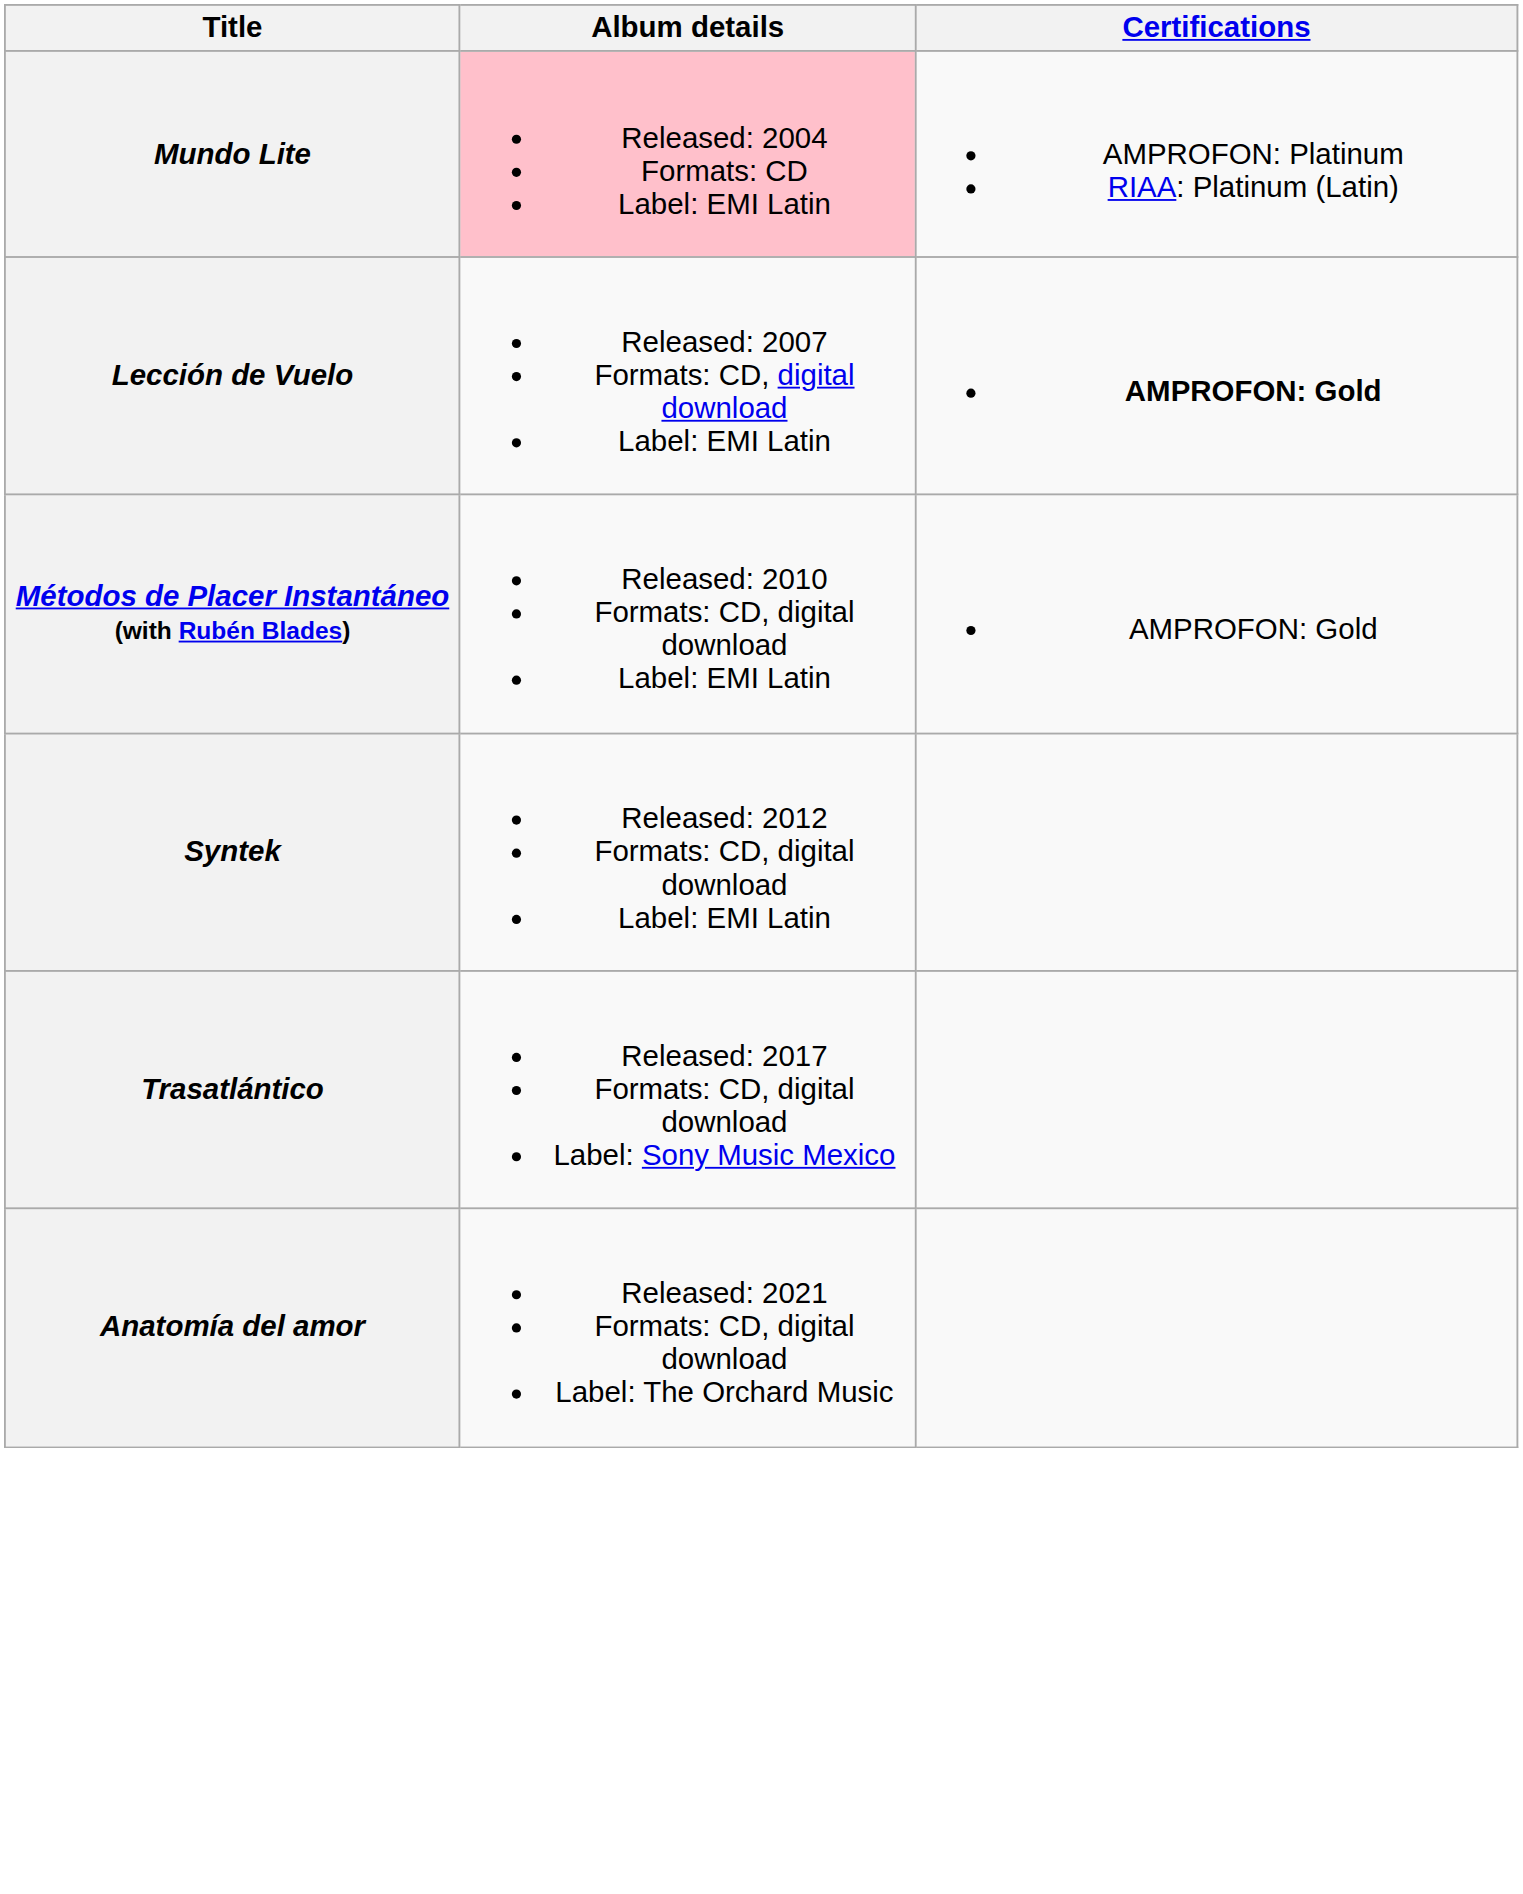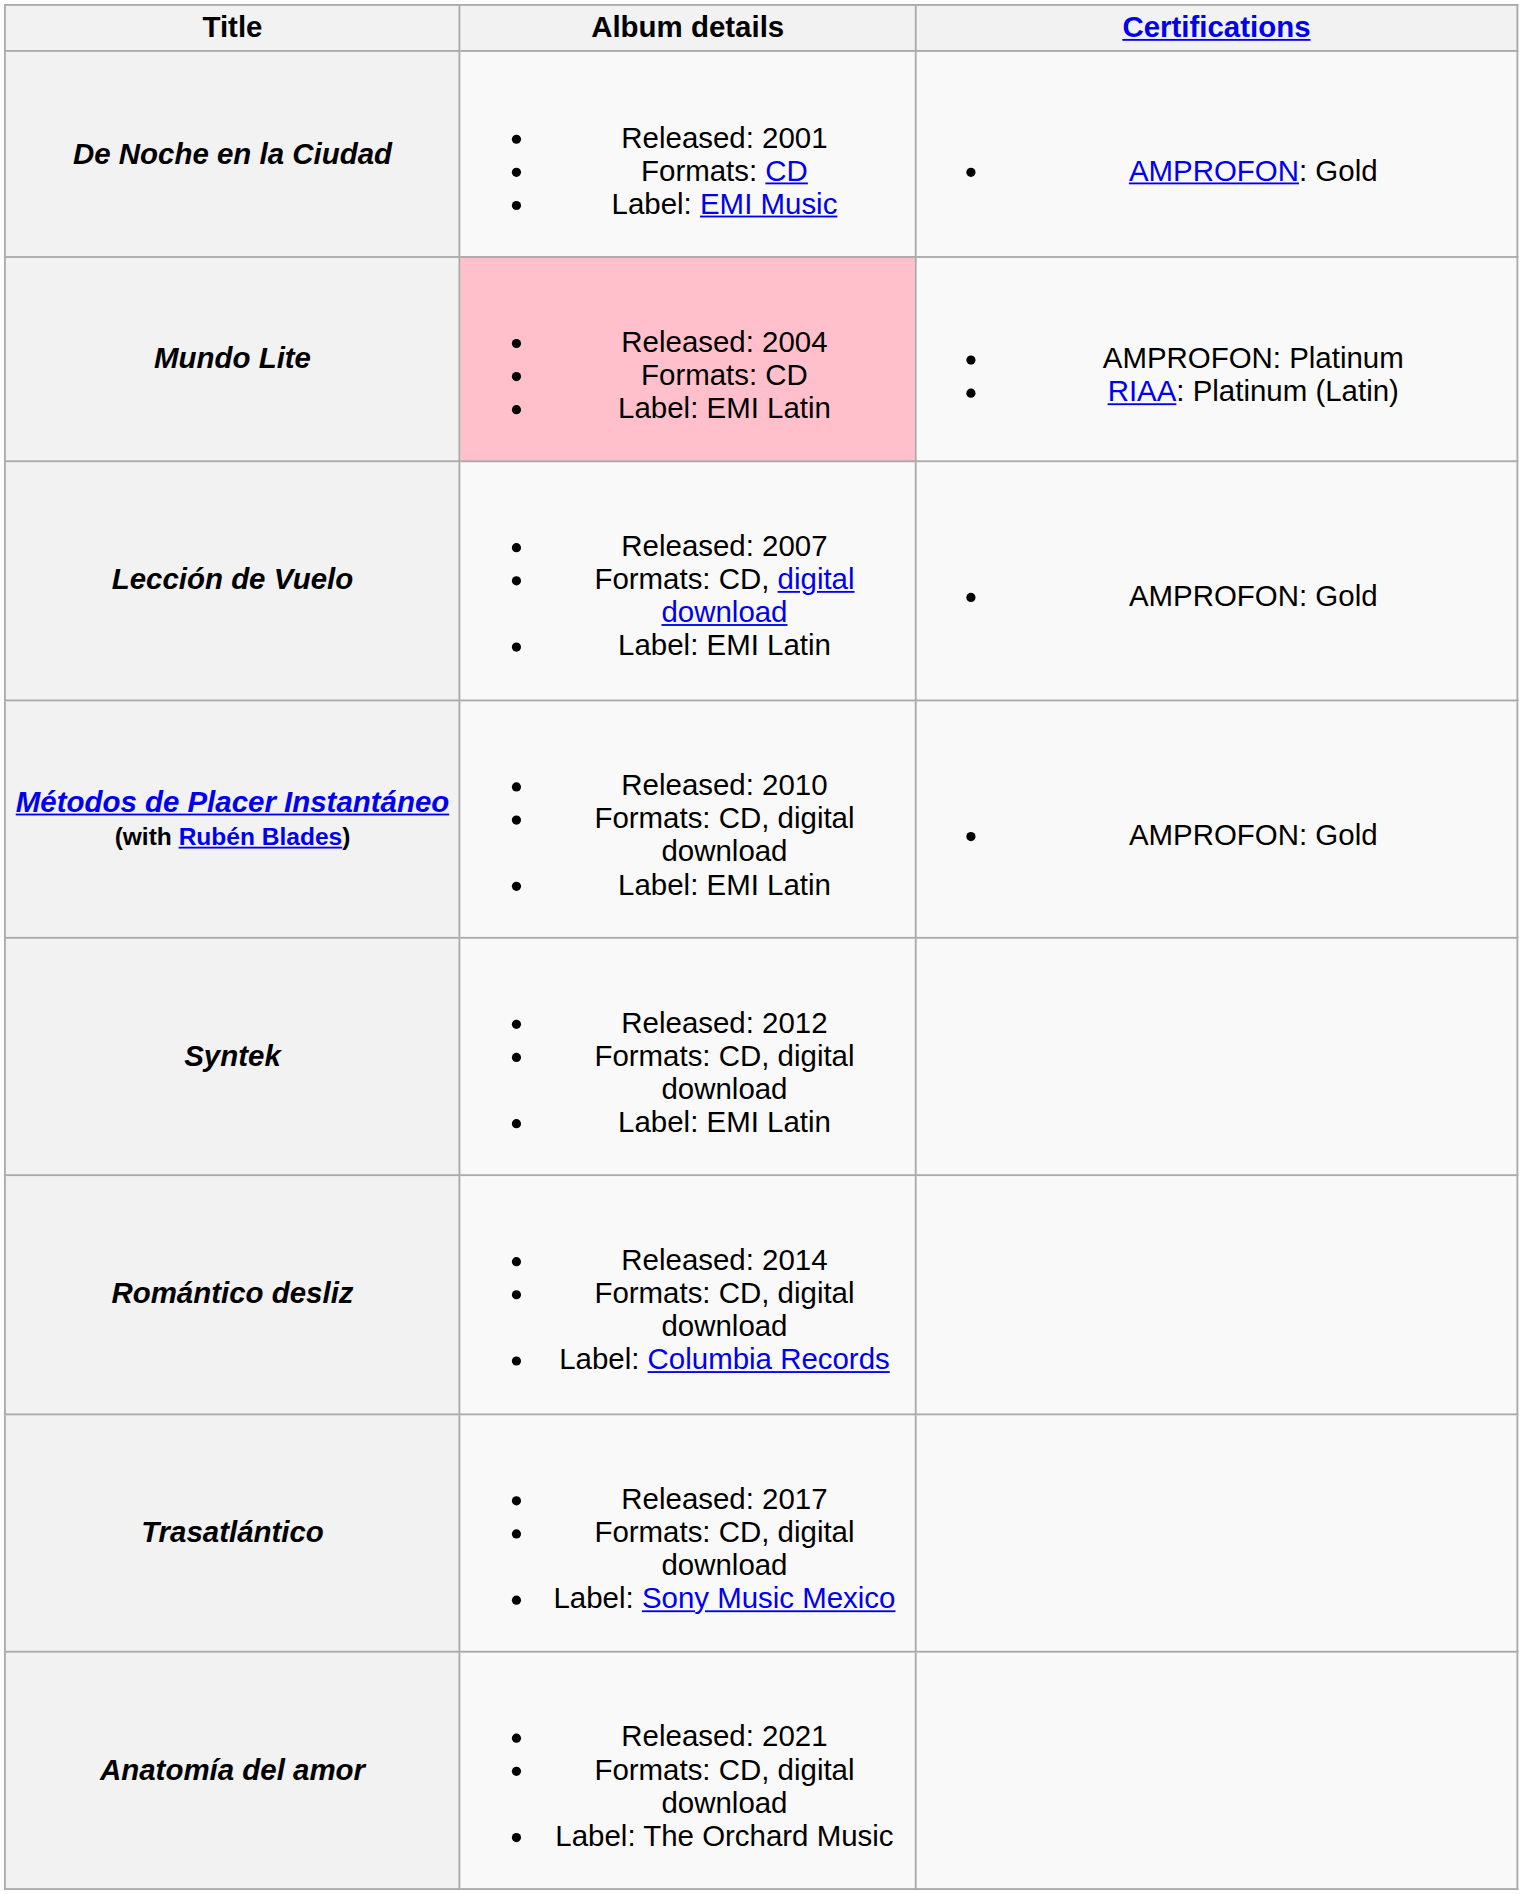+ row: (233, 153)
(1216, 392) bold -> (1216, 597) normal
+ row: (232, 1294)
